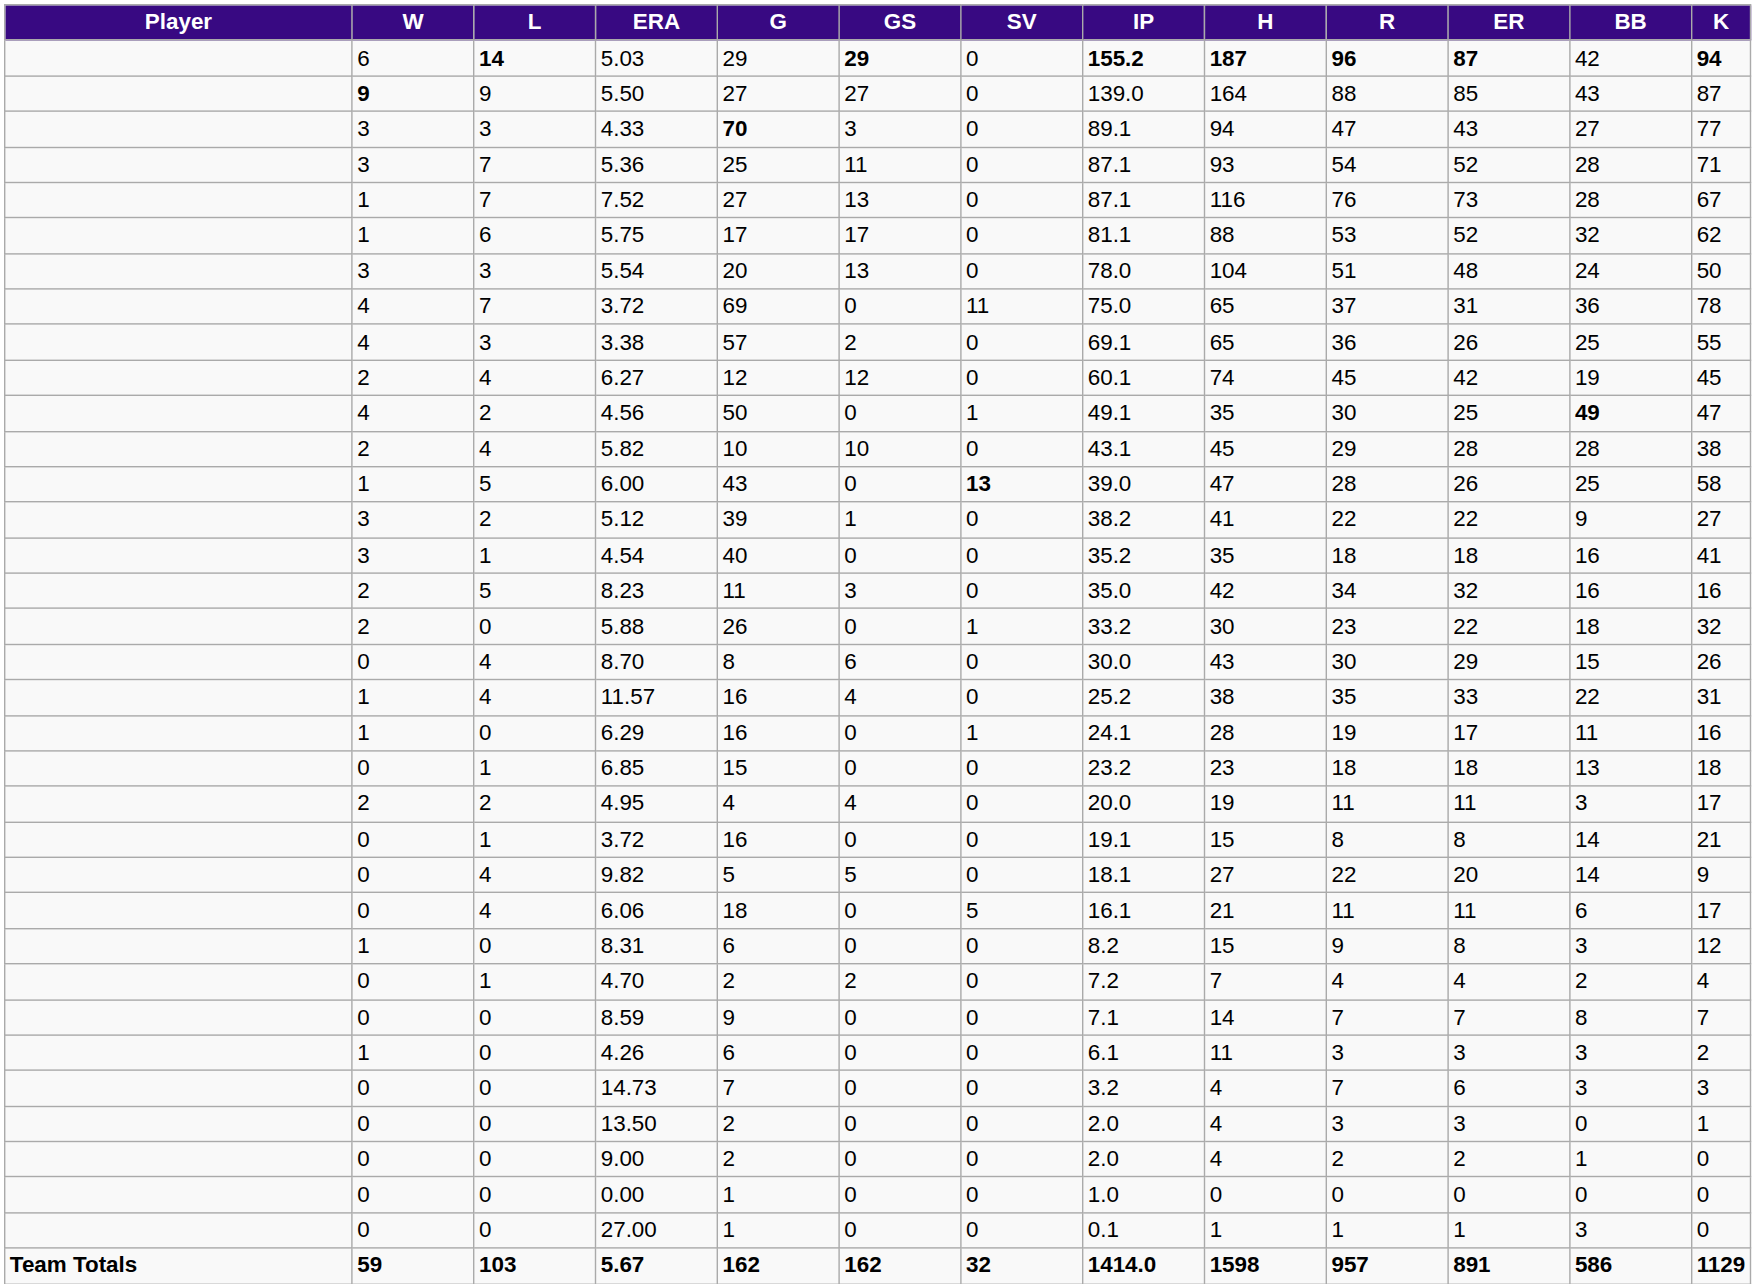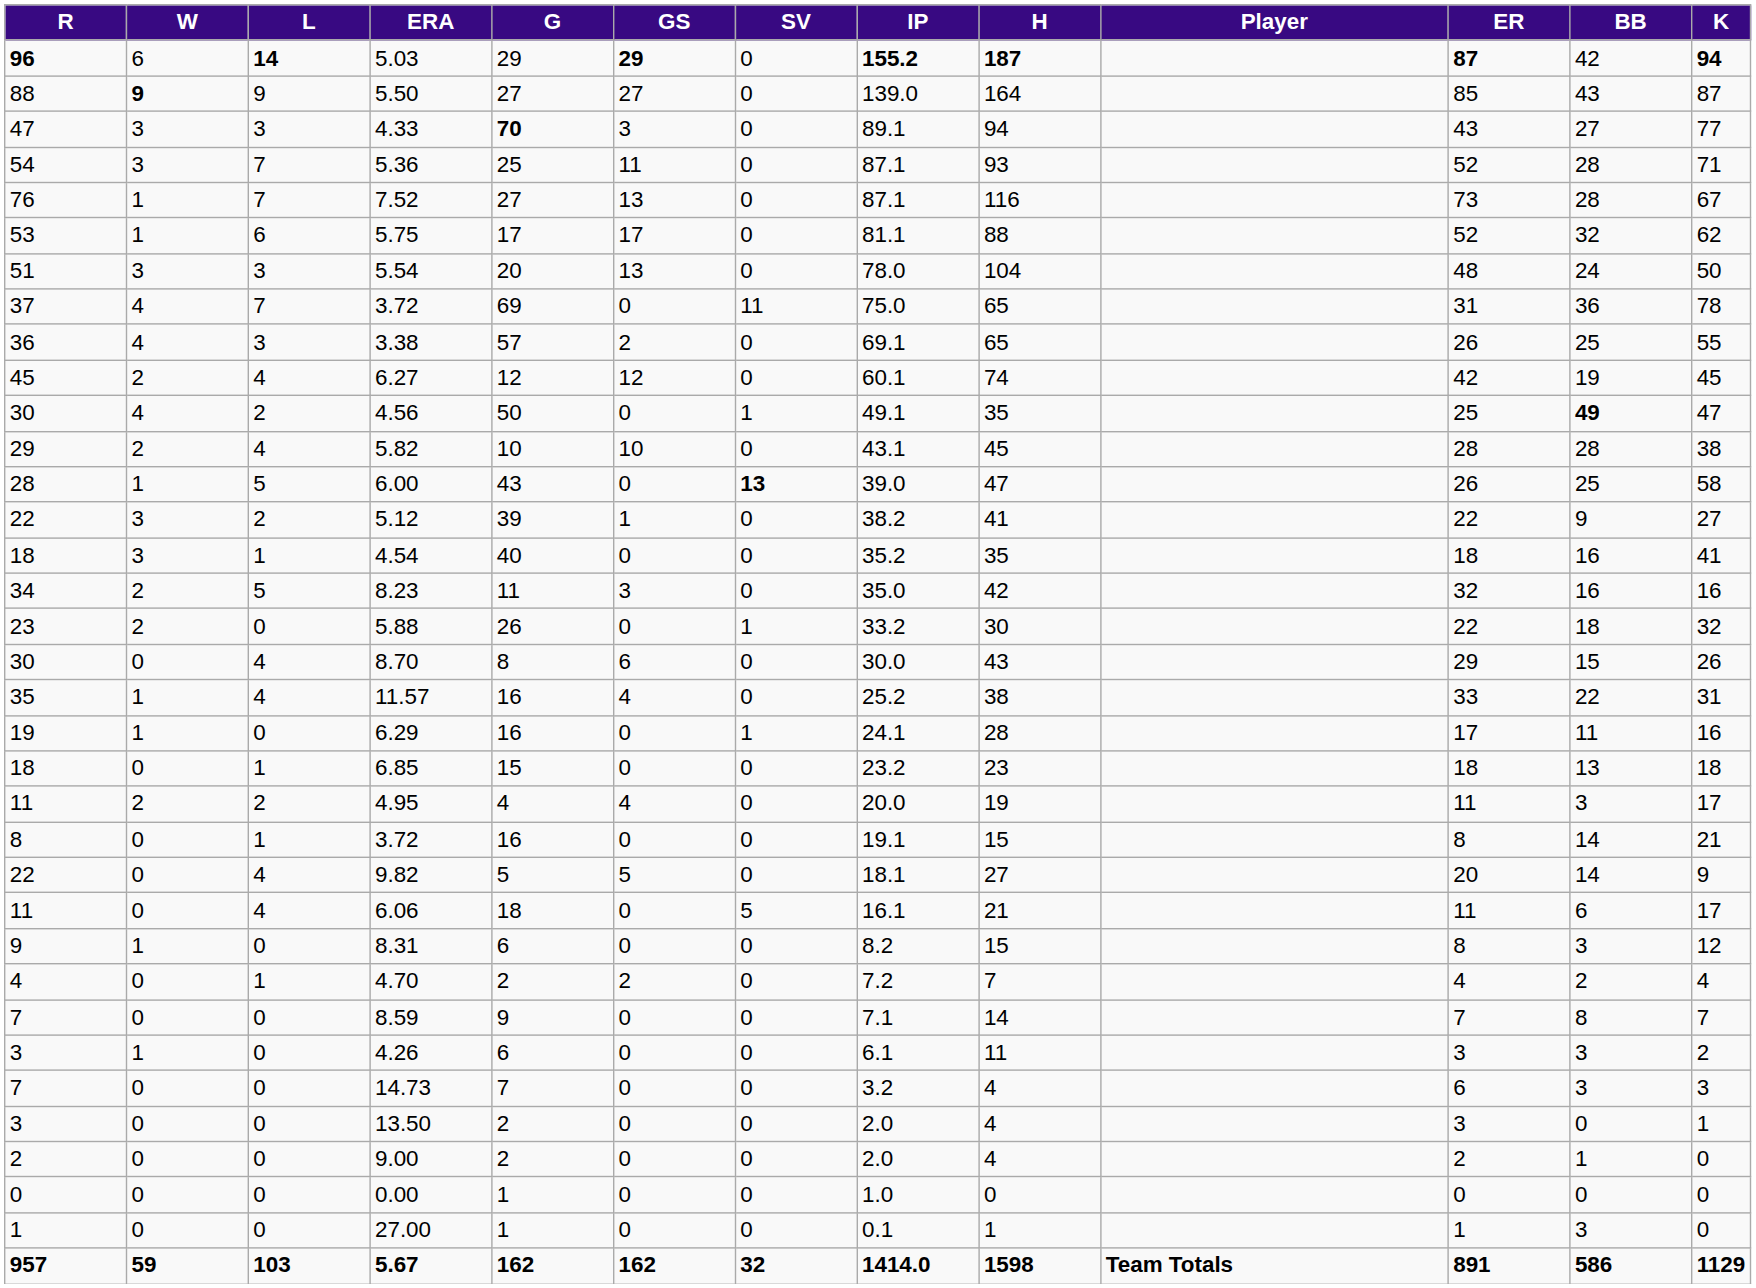columns swapped: (178, 22) <-> (1387, 22)
